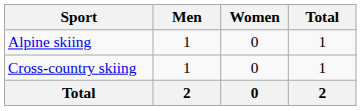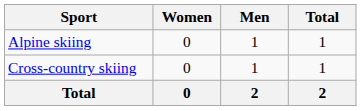columns swapped: (187, 17) <-> (255, 17)
